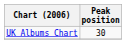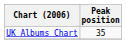(101, 33) 30 -> (101, 33) 35
